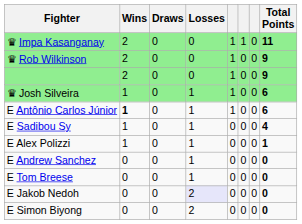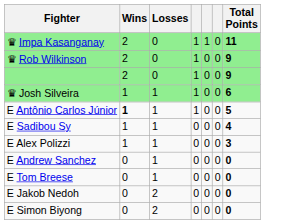- column: (168, 18)
(265, 110) 6 -> (228, 110) 5
(265, 143) 1 -> (228, 143) 3
(191, 194) lavender background -> (155, 194) no background
